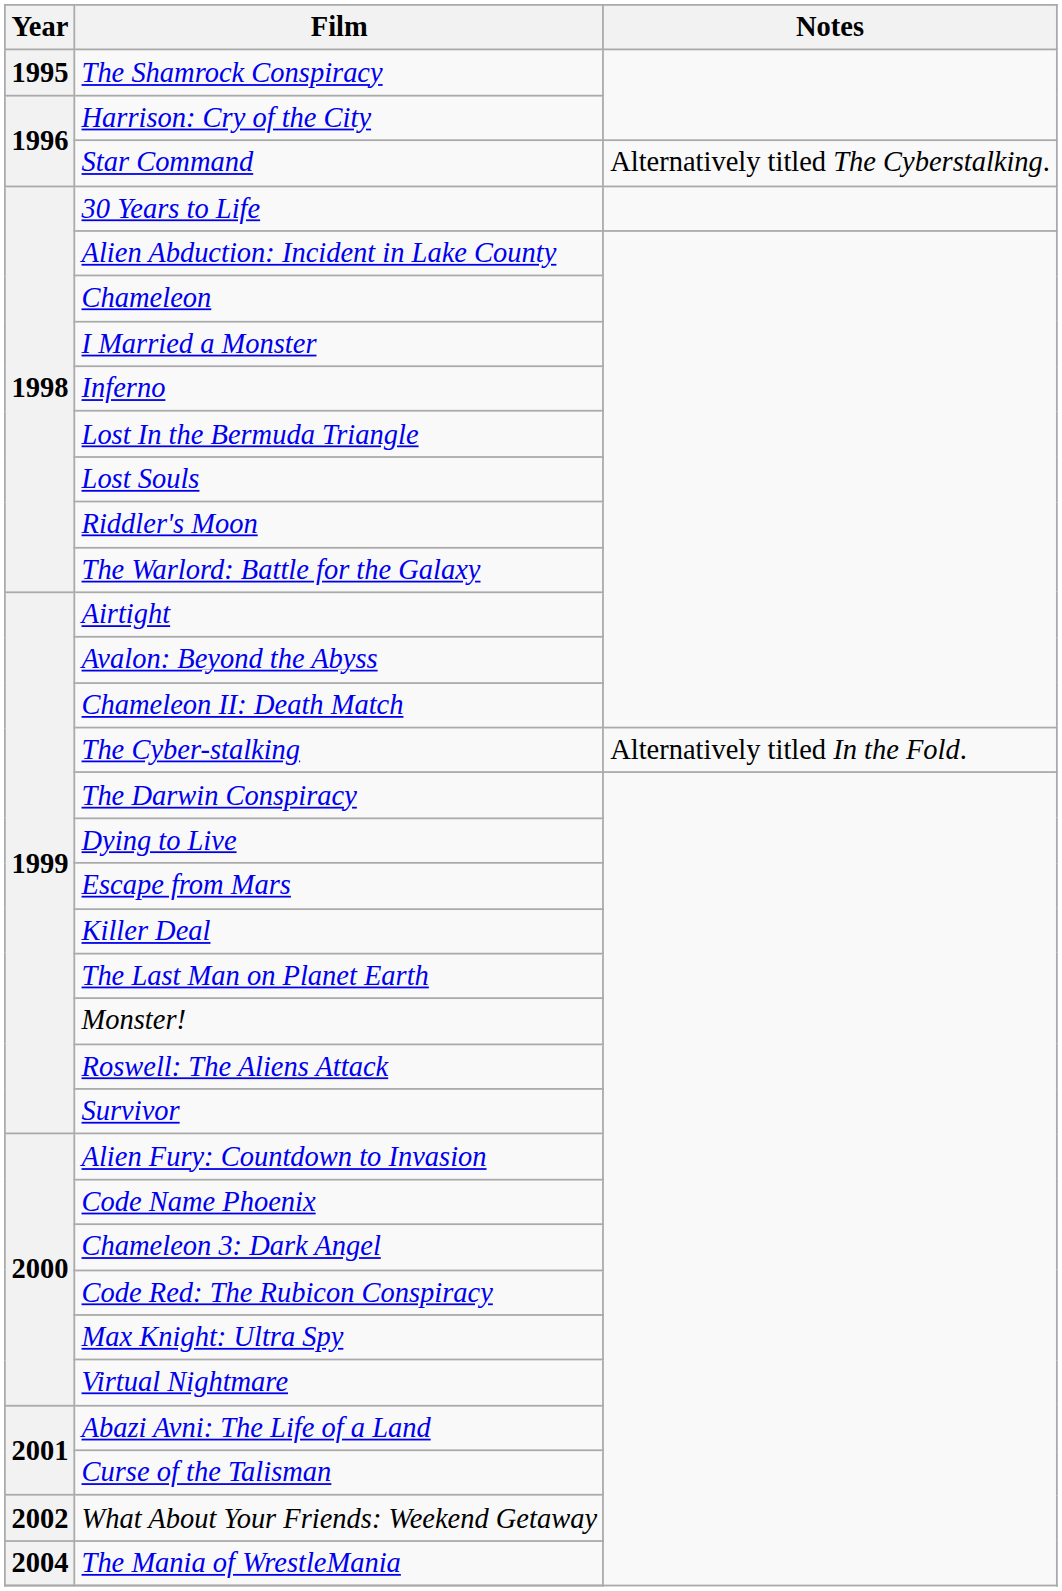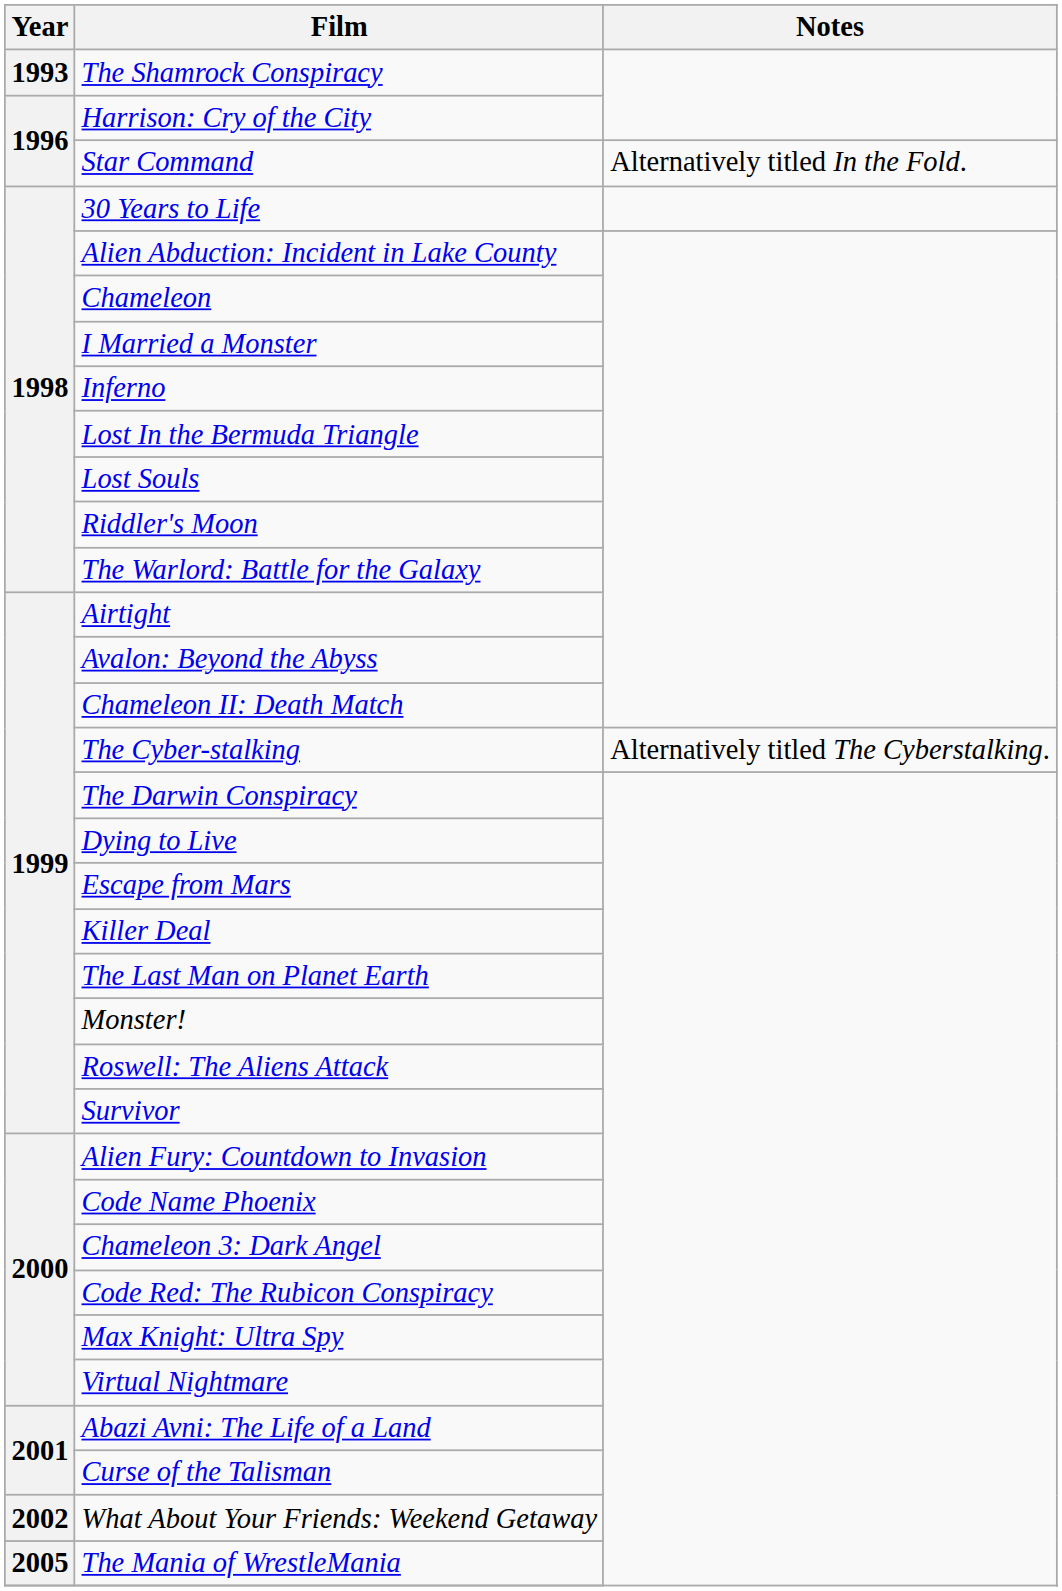(40, 72) 1995 -> (40, 72) 1993
(830, 162) Alternatively titled The Cyberstalking. -> (789, 162) Alternatively titled In the Fold.
(789, 749) Alternatively titled In the Fold. -> (830, 749) Alternatively titled The Cyberstalking.
(40, 1562) 2004 -> (40, 1562) 2005
